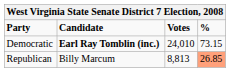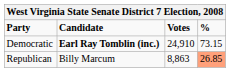(181, 43) 24,010 -> (181, 43) 24,910
(178, 59) 8,813 -> (178, 59) 8,863
